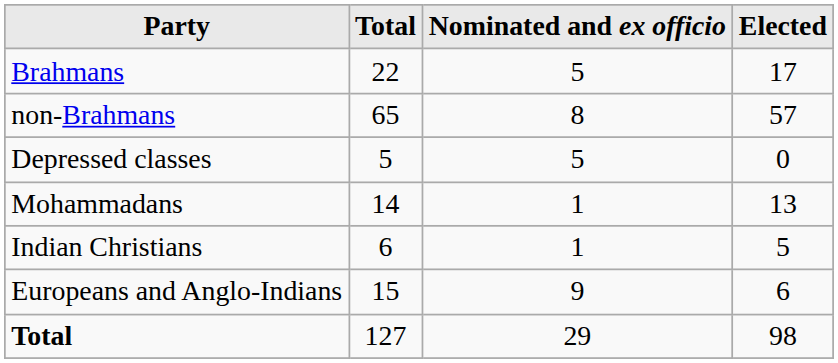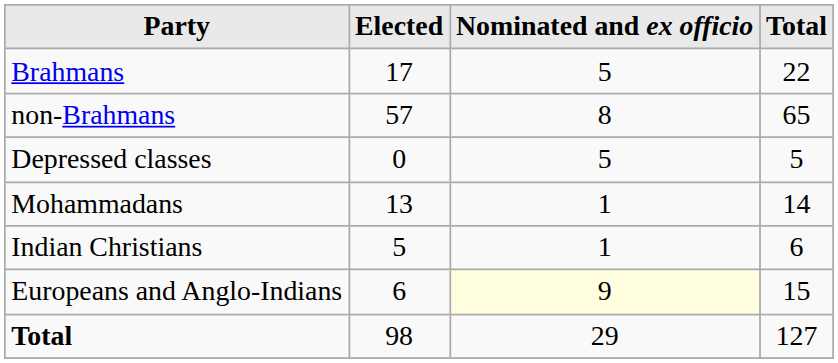columns swapped: (783, 26) <-> (385, 26)
(577, 291) no background -> (605, 291) lightyellow background
